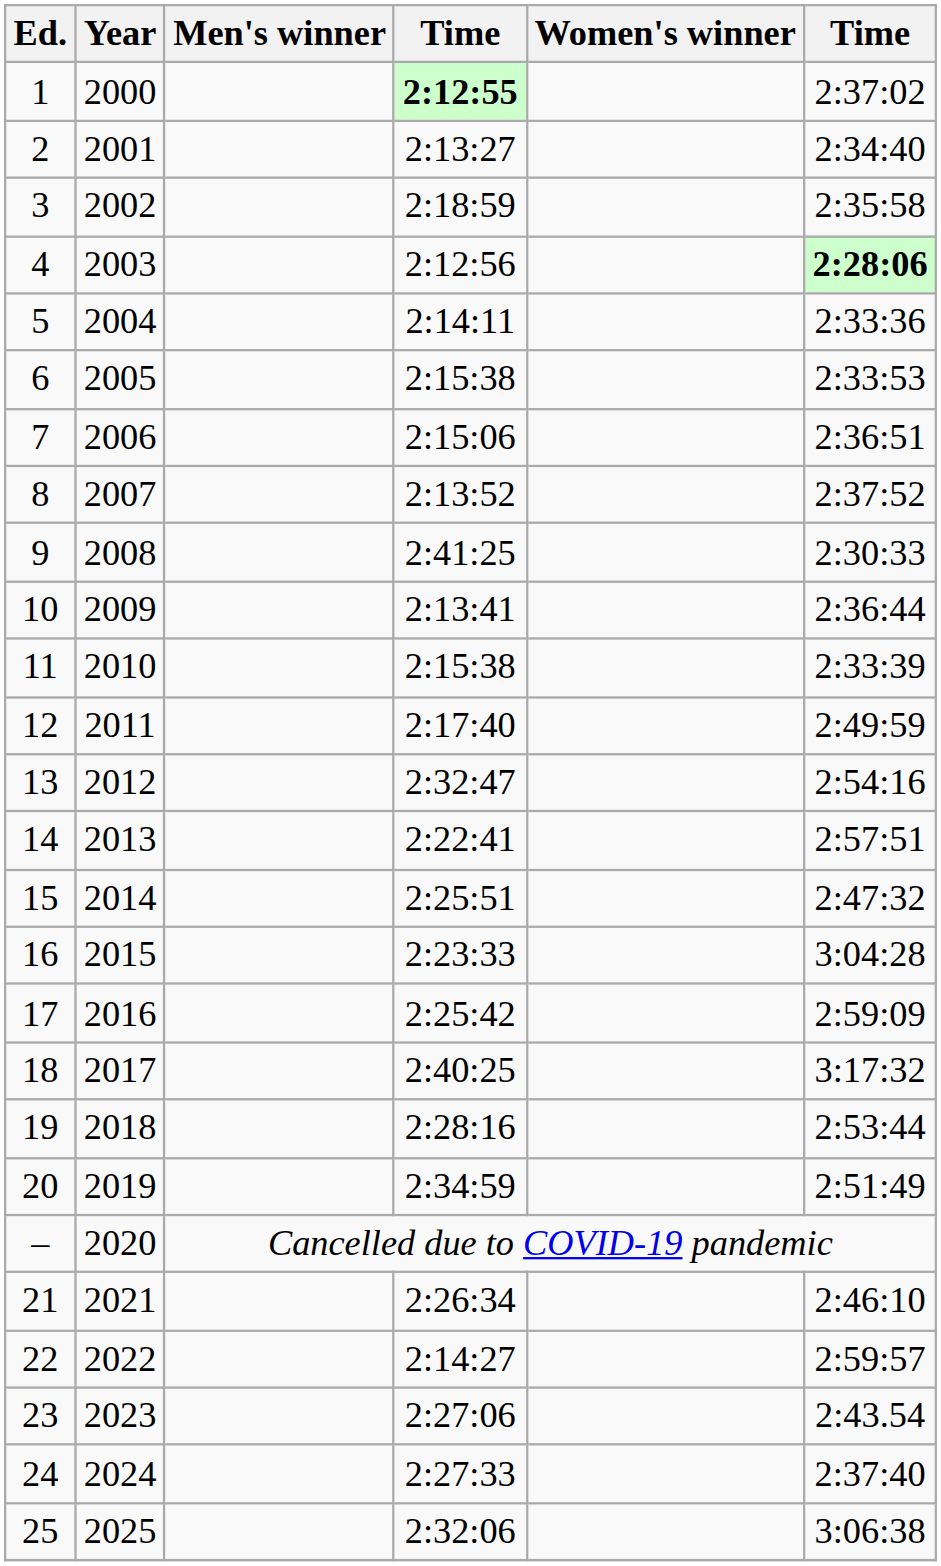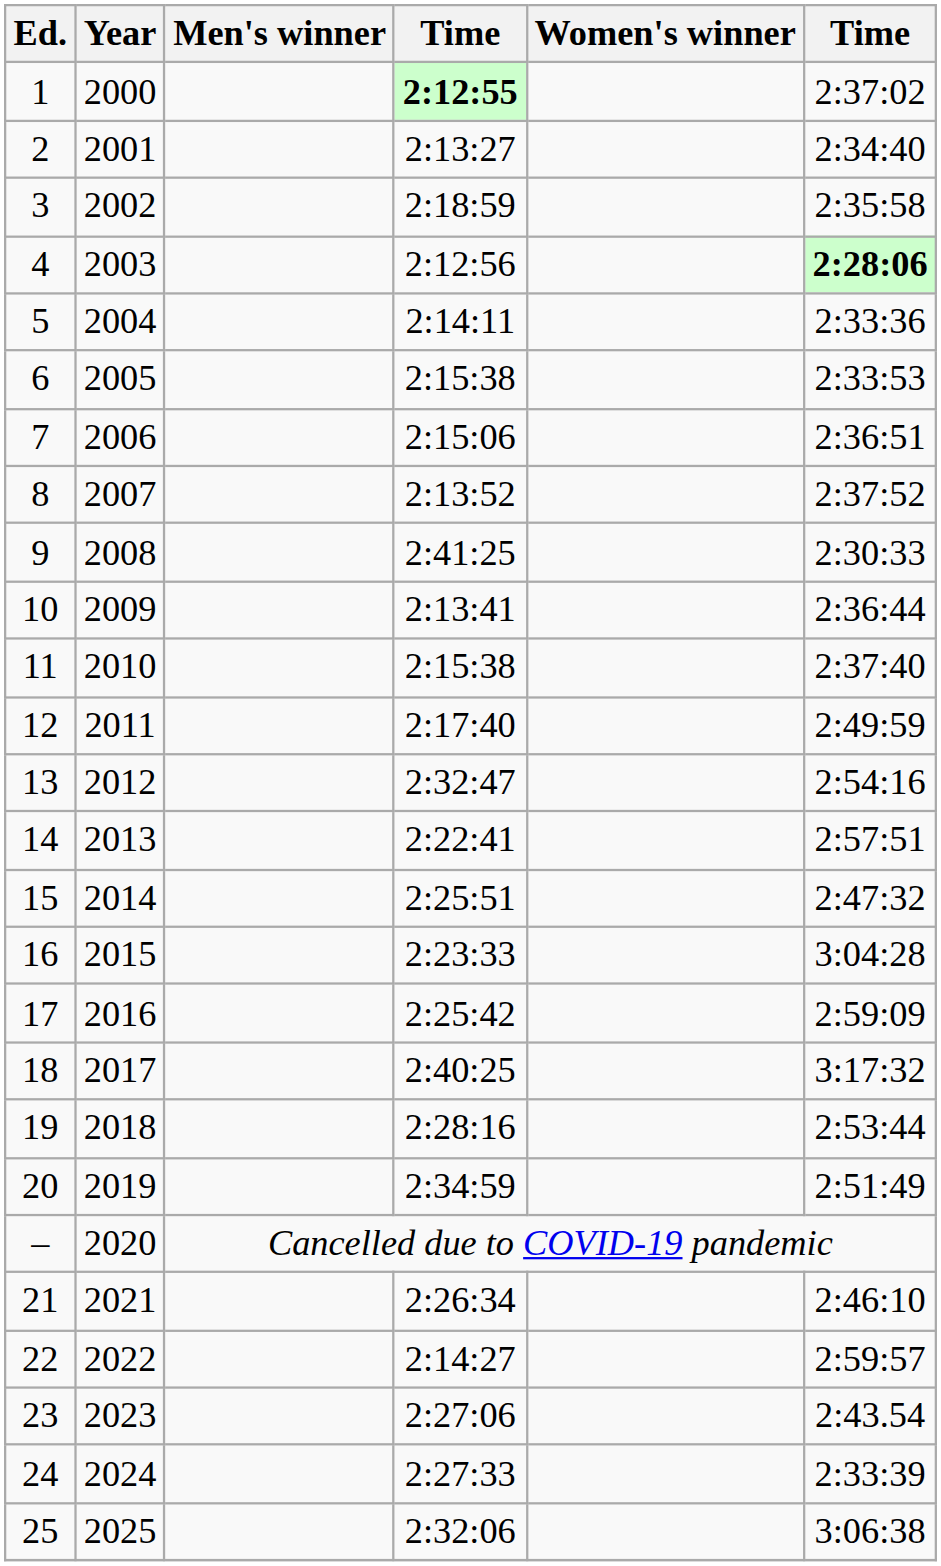(870, 666) 2:33:39 -> (870, 666) 2:37:40
(870, 1473) 2:37:40 -> (870, 1473) 2:33:39
